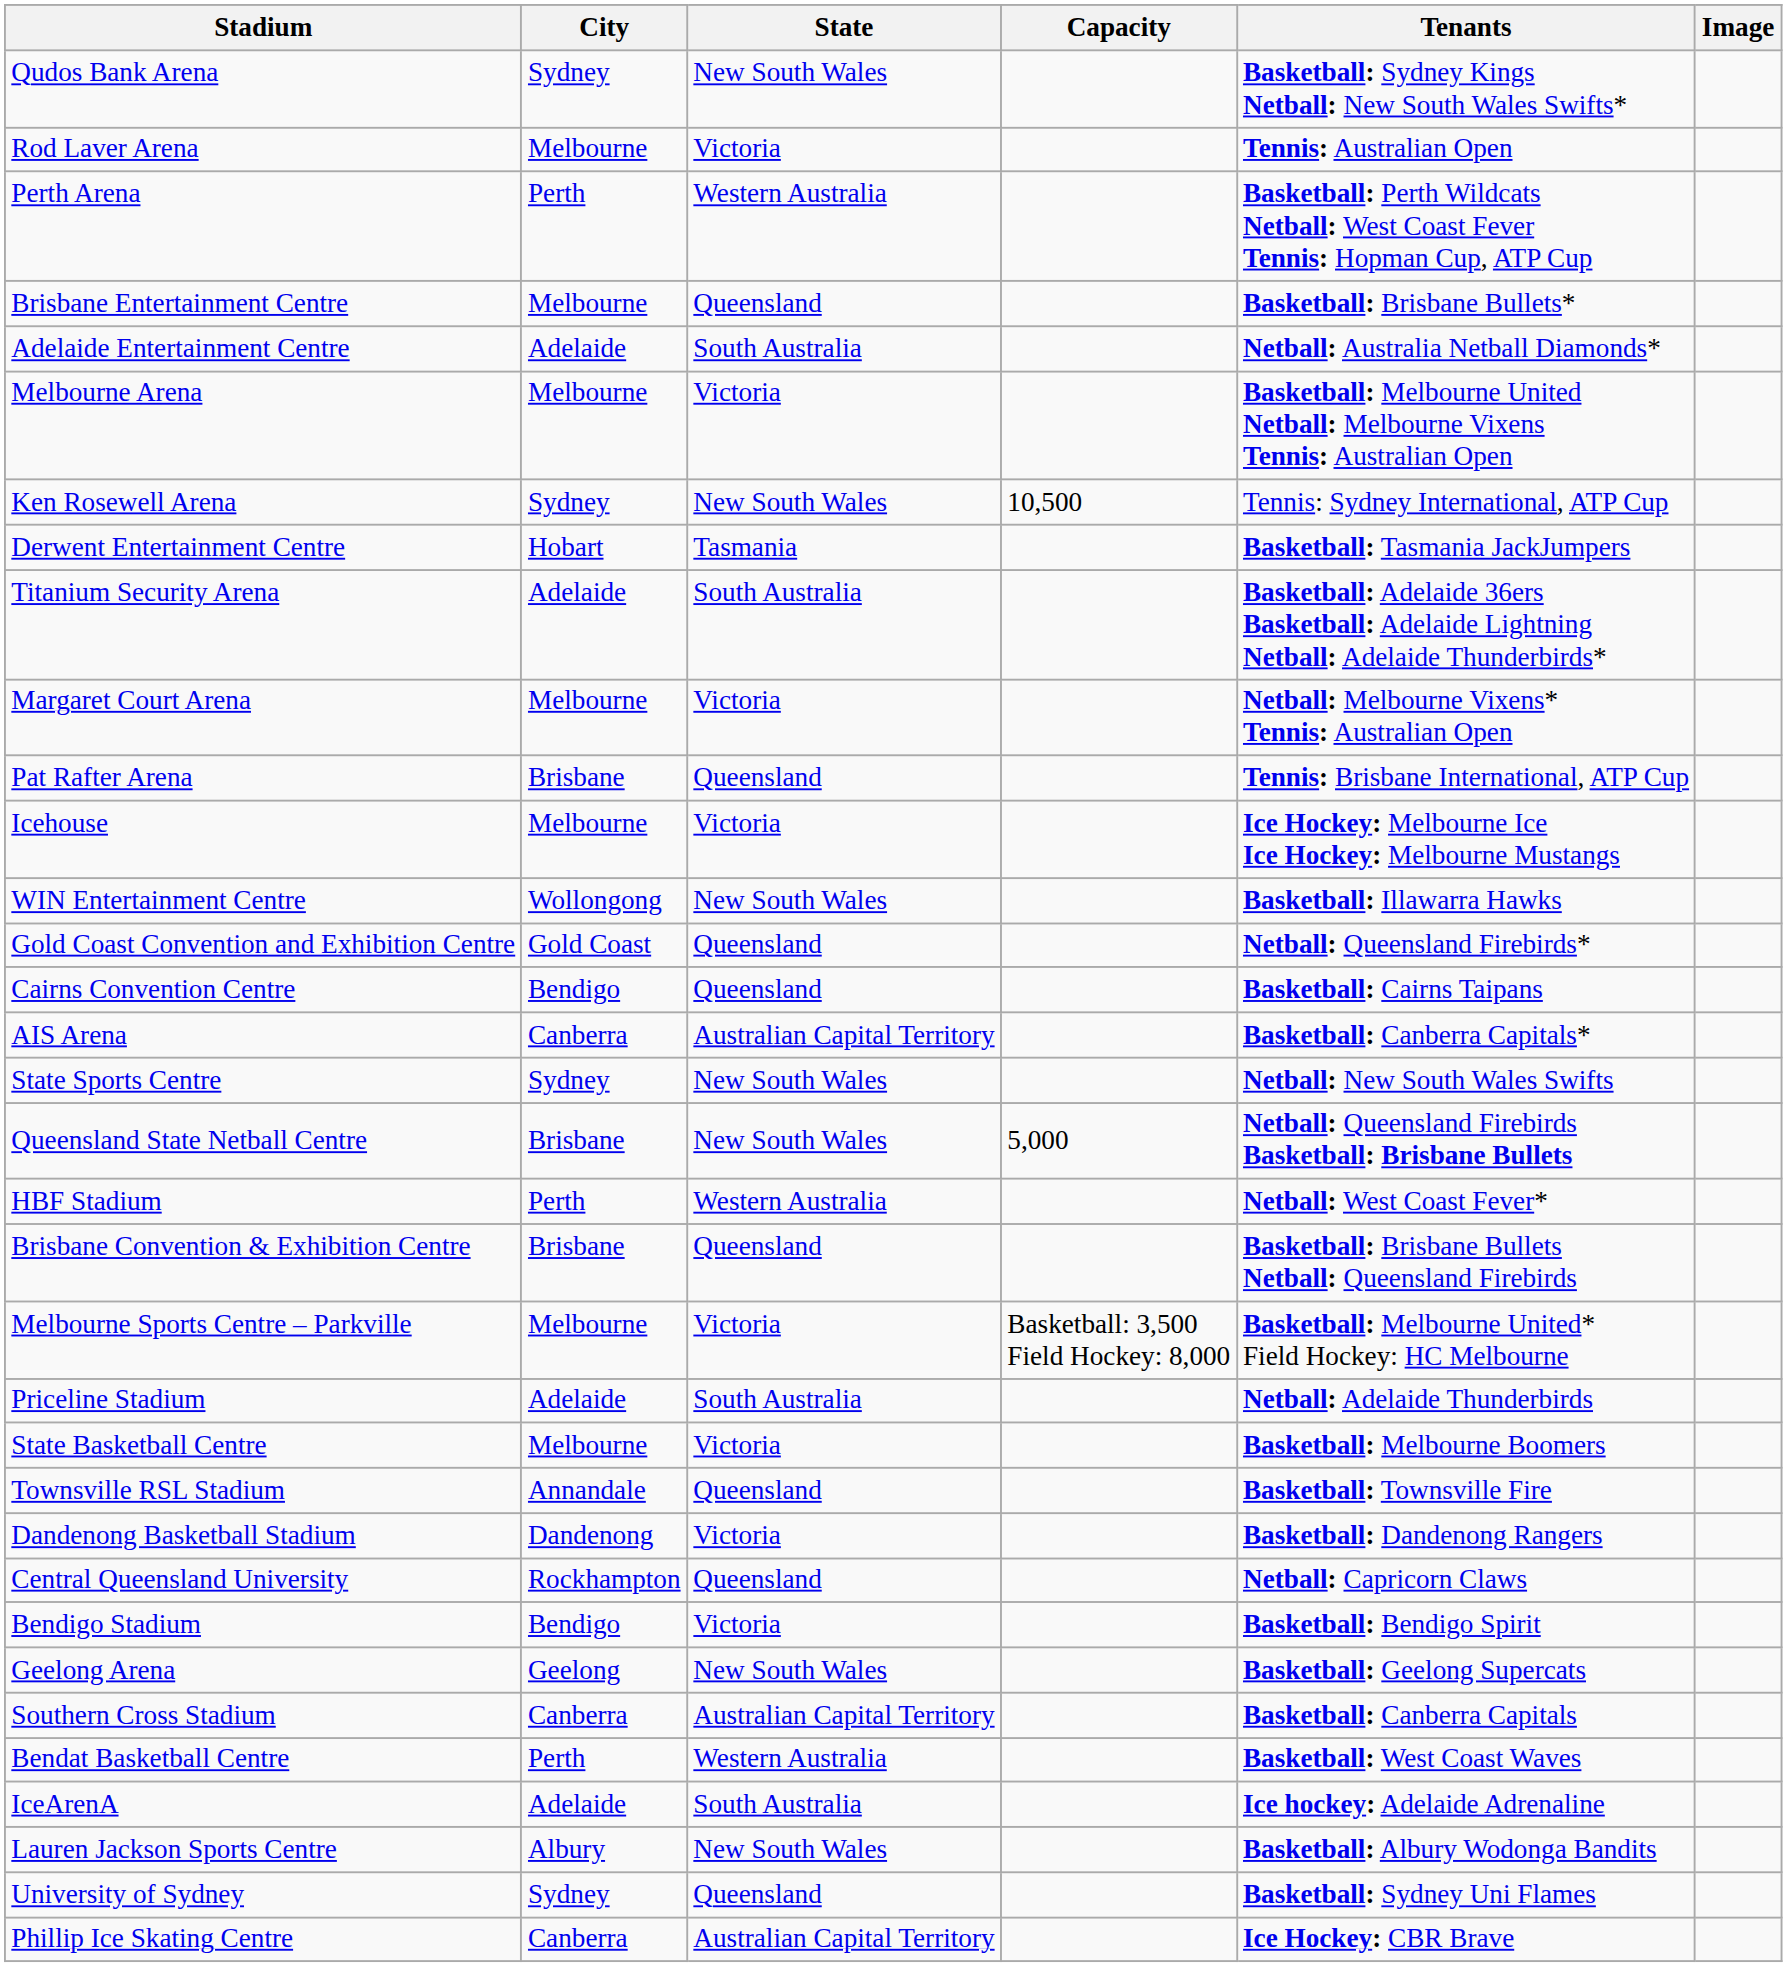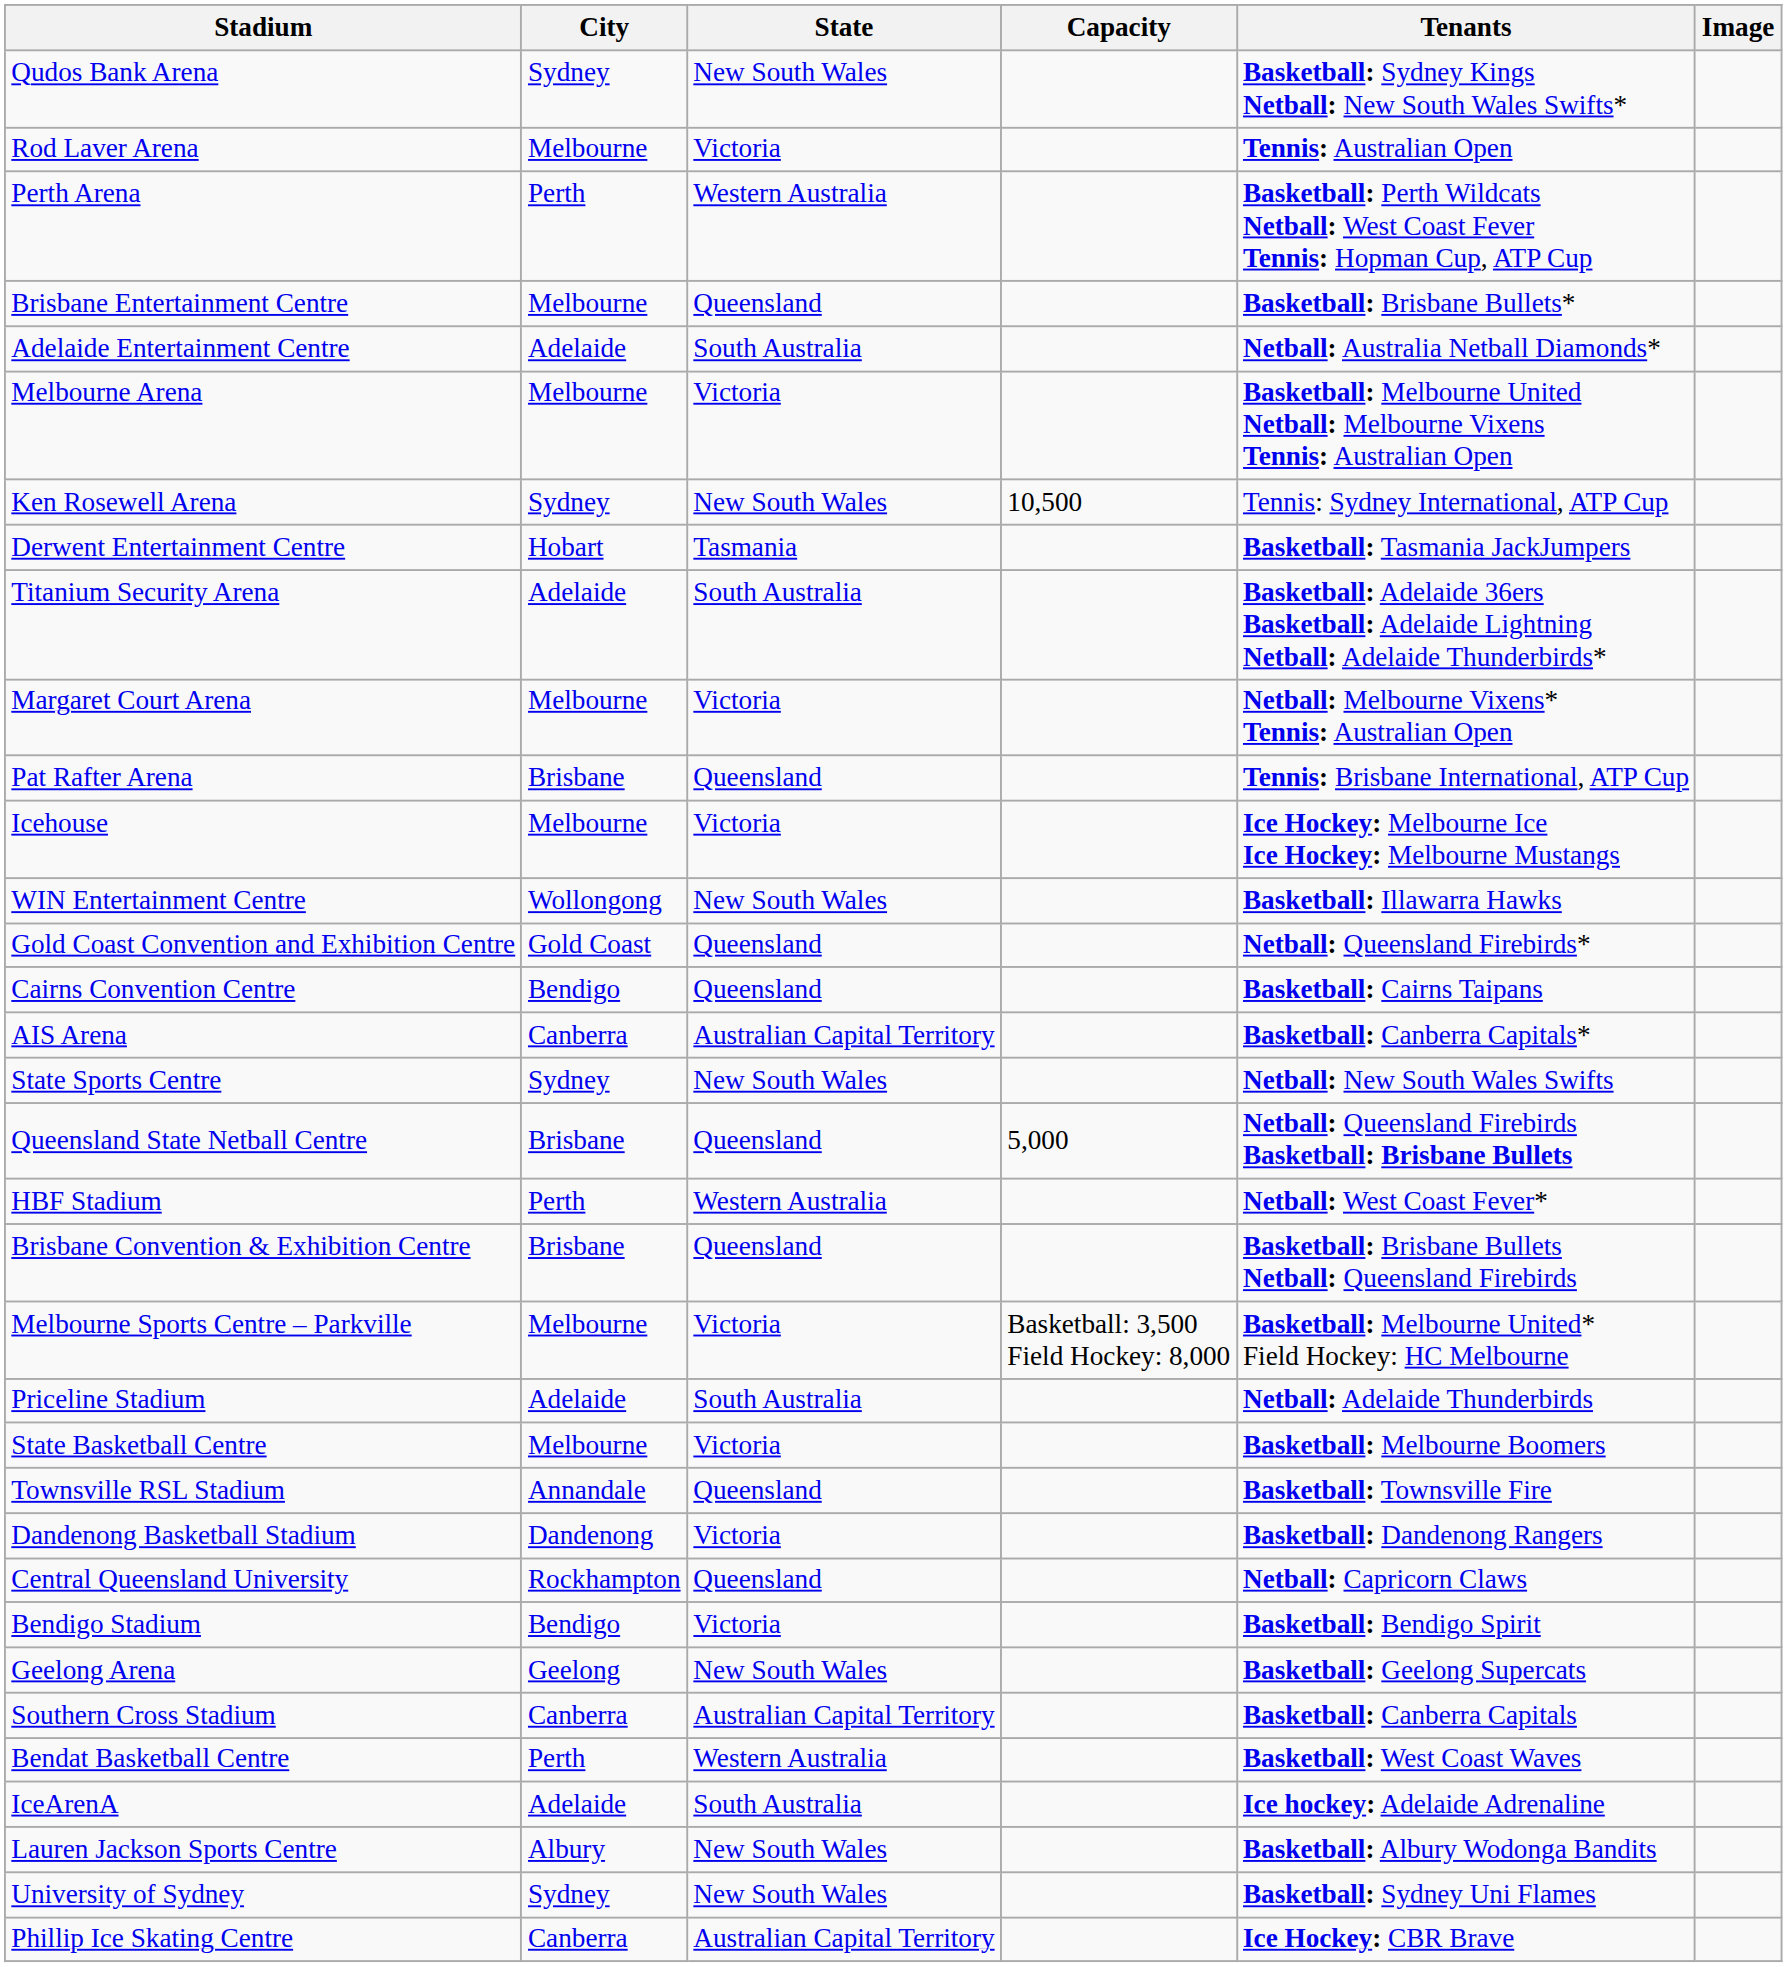(790, 1140) New South Wales -> (758, 1140) Queensland
(758, 1894) Queensland -> (790, 1894) New South Wales
